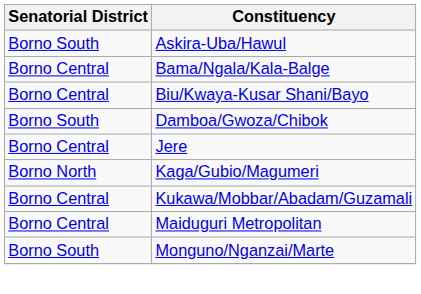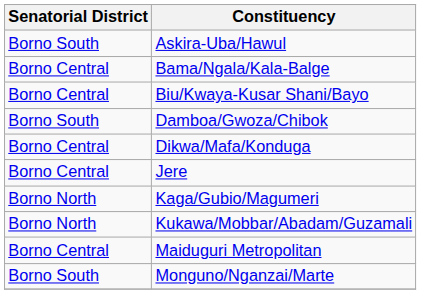+ row: (233, 146)
(59, 198) Borno Central -> (52, 224) Borno North
